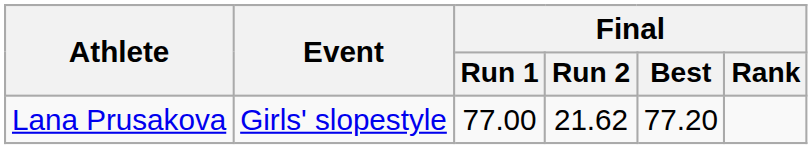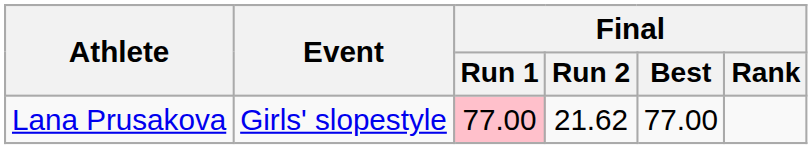(500, 120) no background -> (500, 120) pink background
(681, 120) 77.20 -> (681, 120) 77.00
